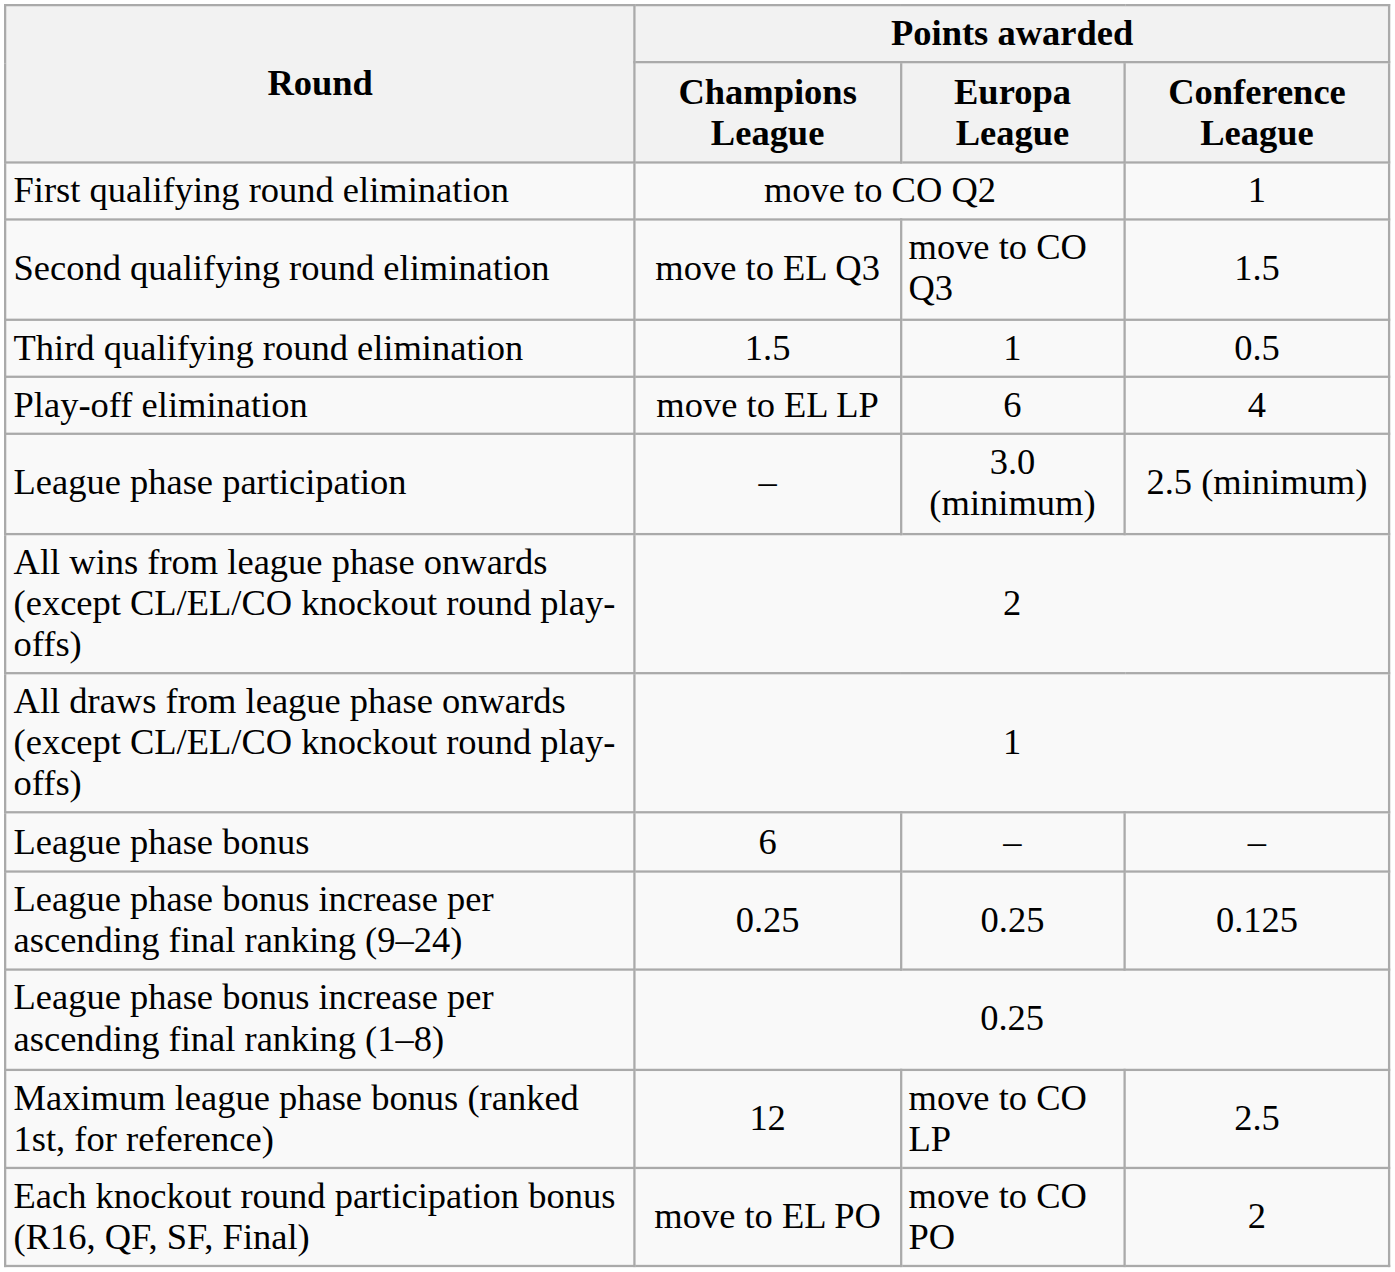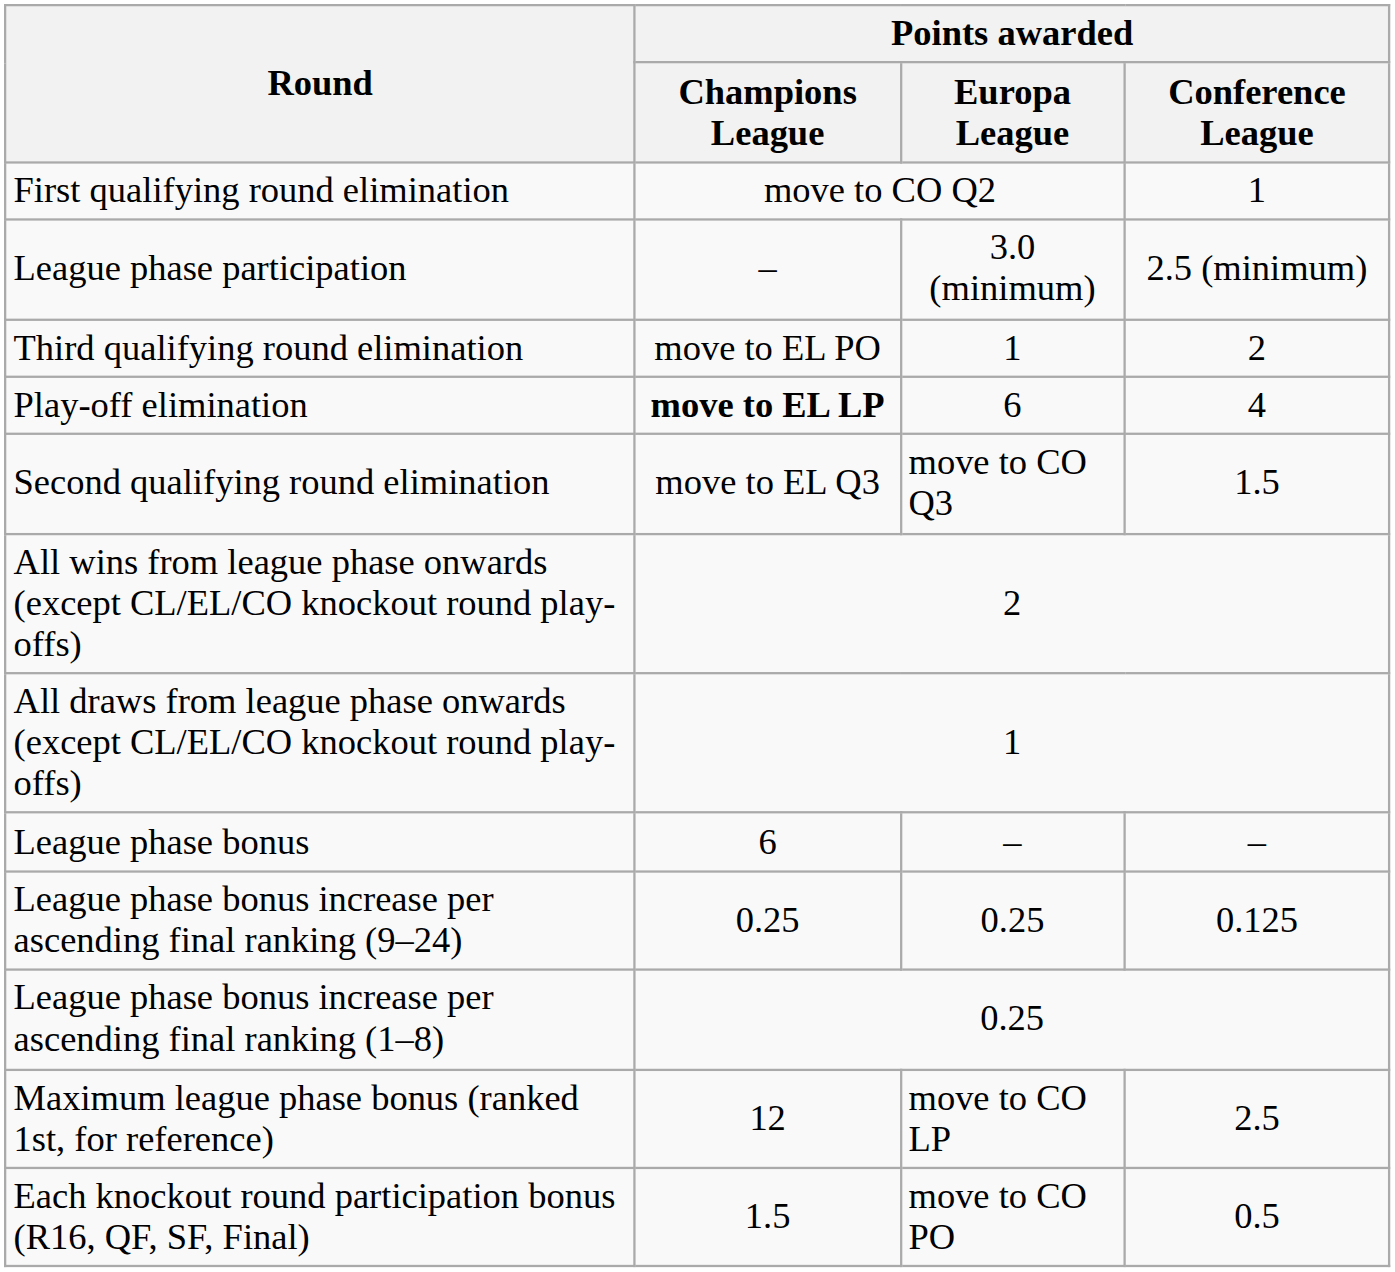rows swapped: (282, 268) <-> (210, 483)
(768, 346) 1.5 -> (768, 346) move to EL PO
(1257, 346) 0.5 -> (1257, 346) 2
(768, 404) normal -> (768, 404) bold
(768, 1216) move to EL PO -> (768, 1216) 1.5
(1257, 1216) 2 -> (1257, 1216) 0.5
